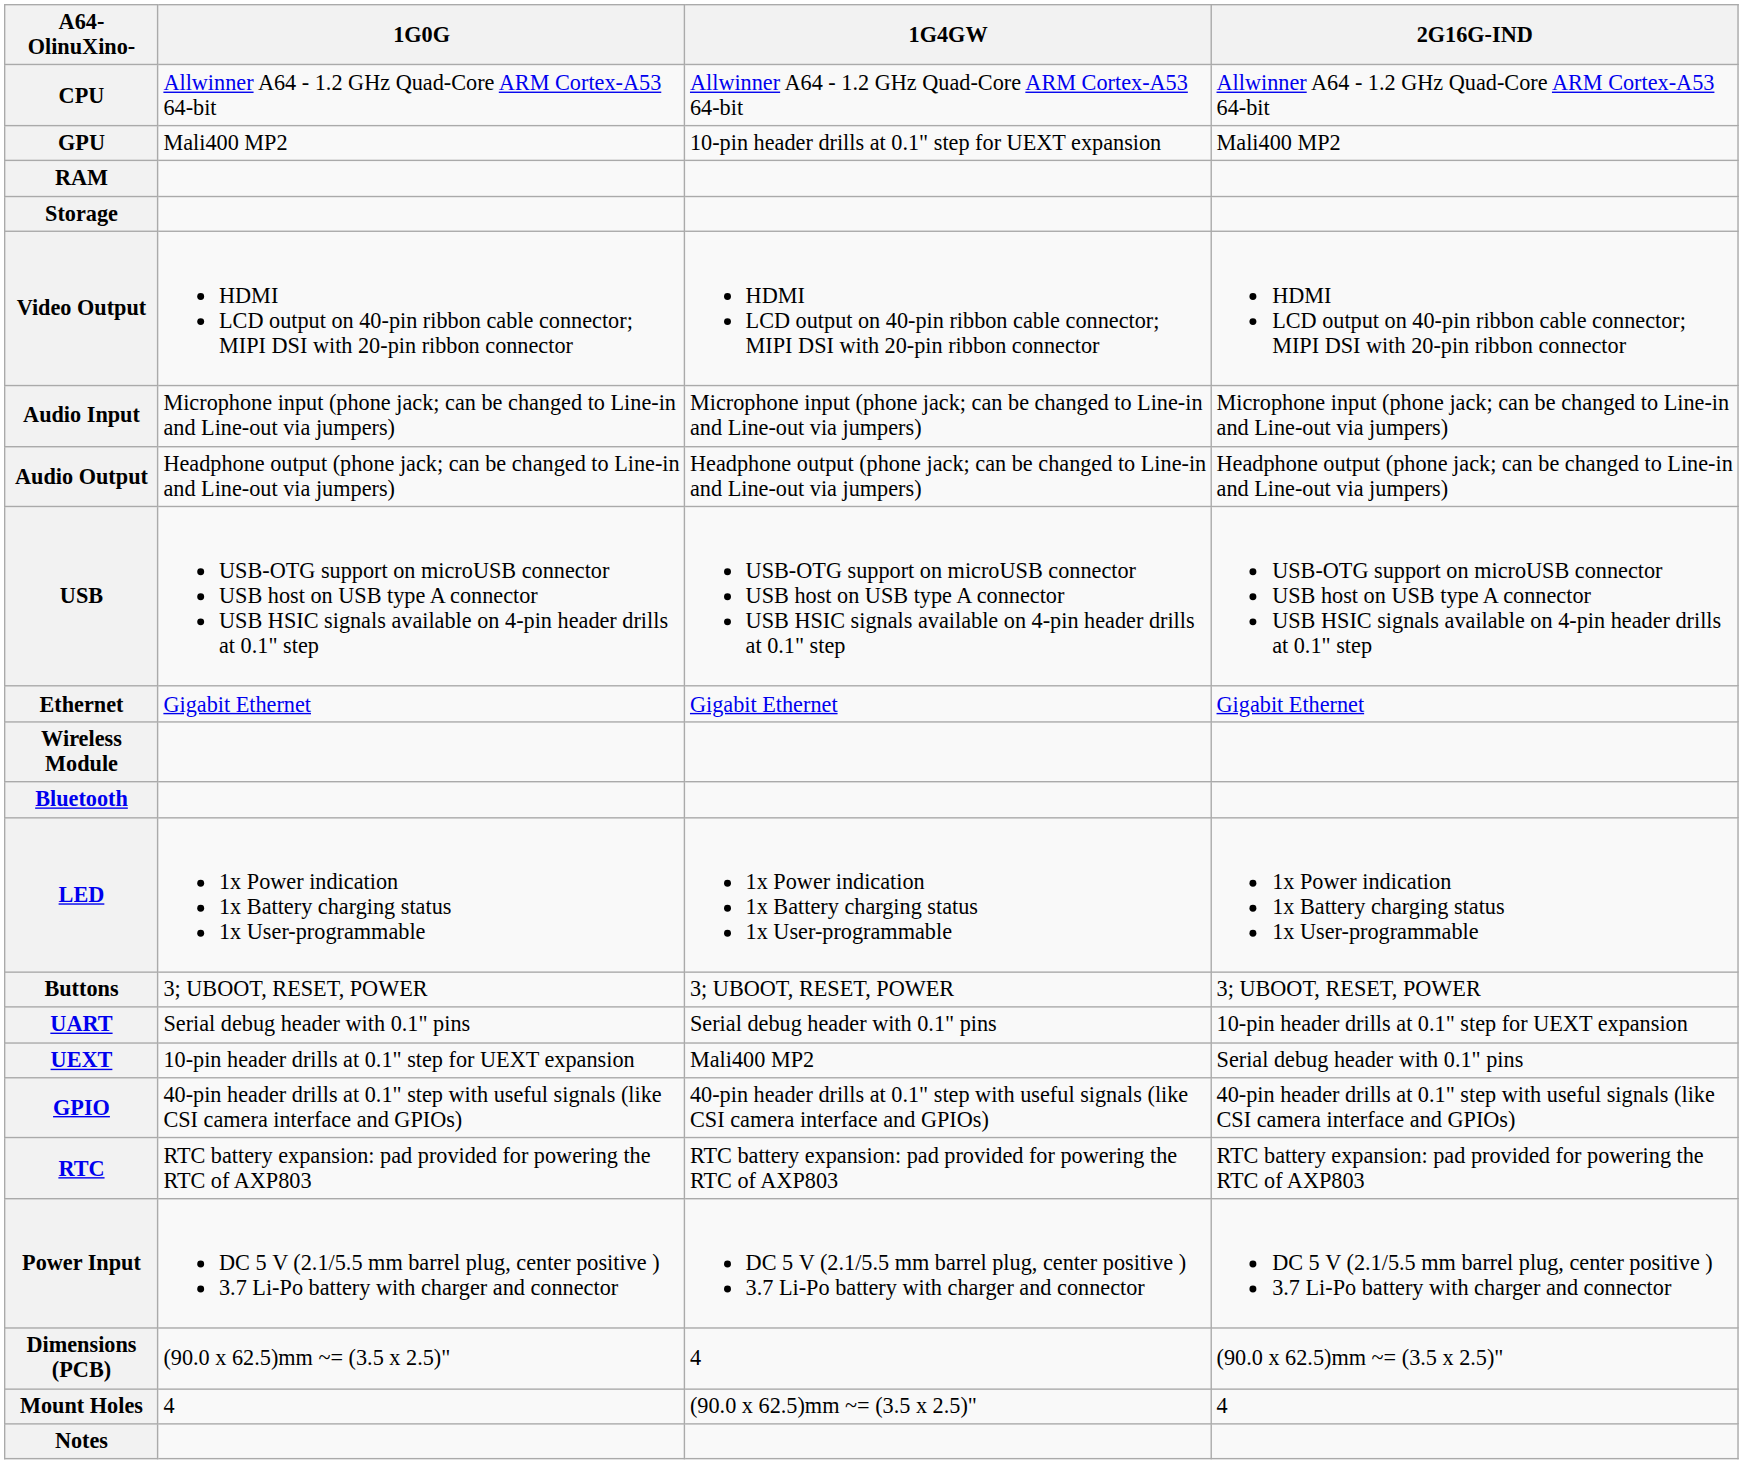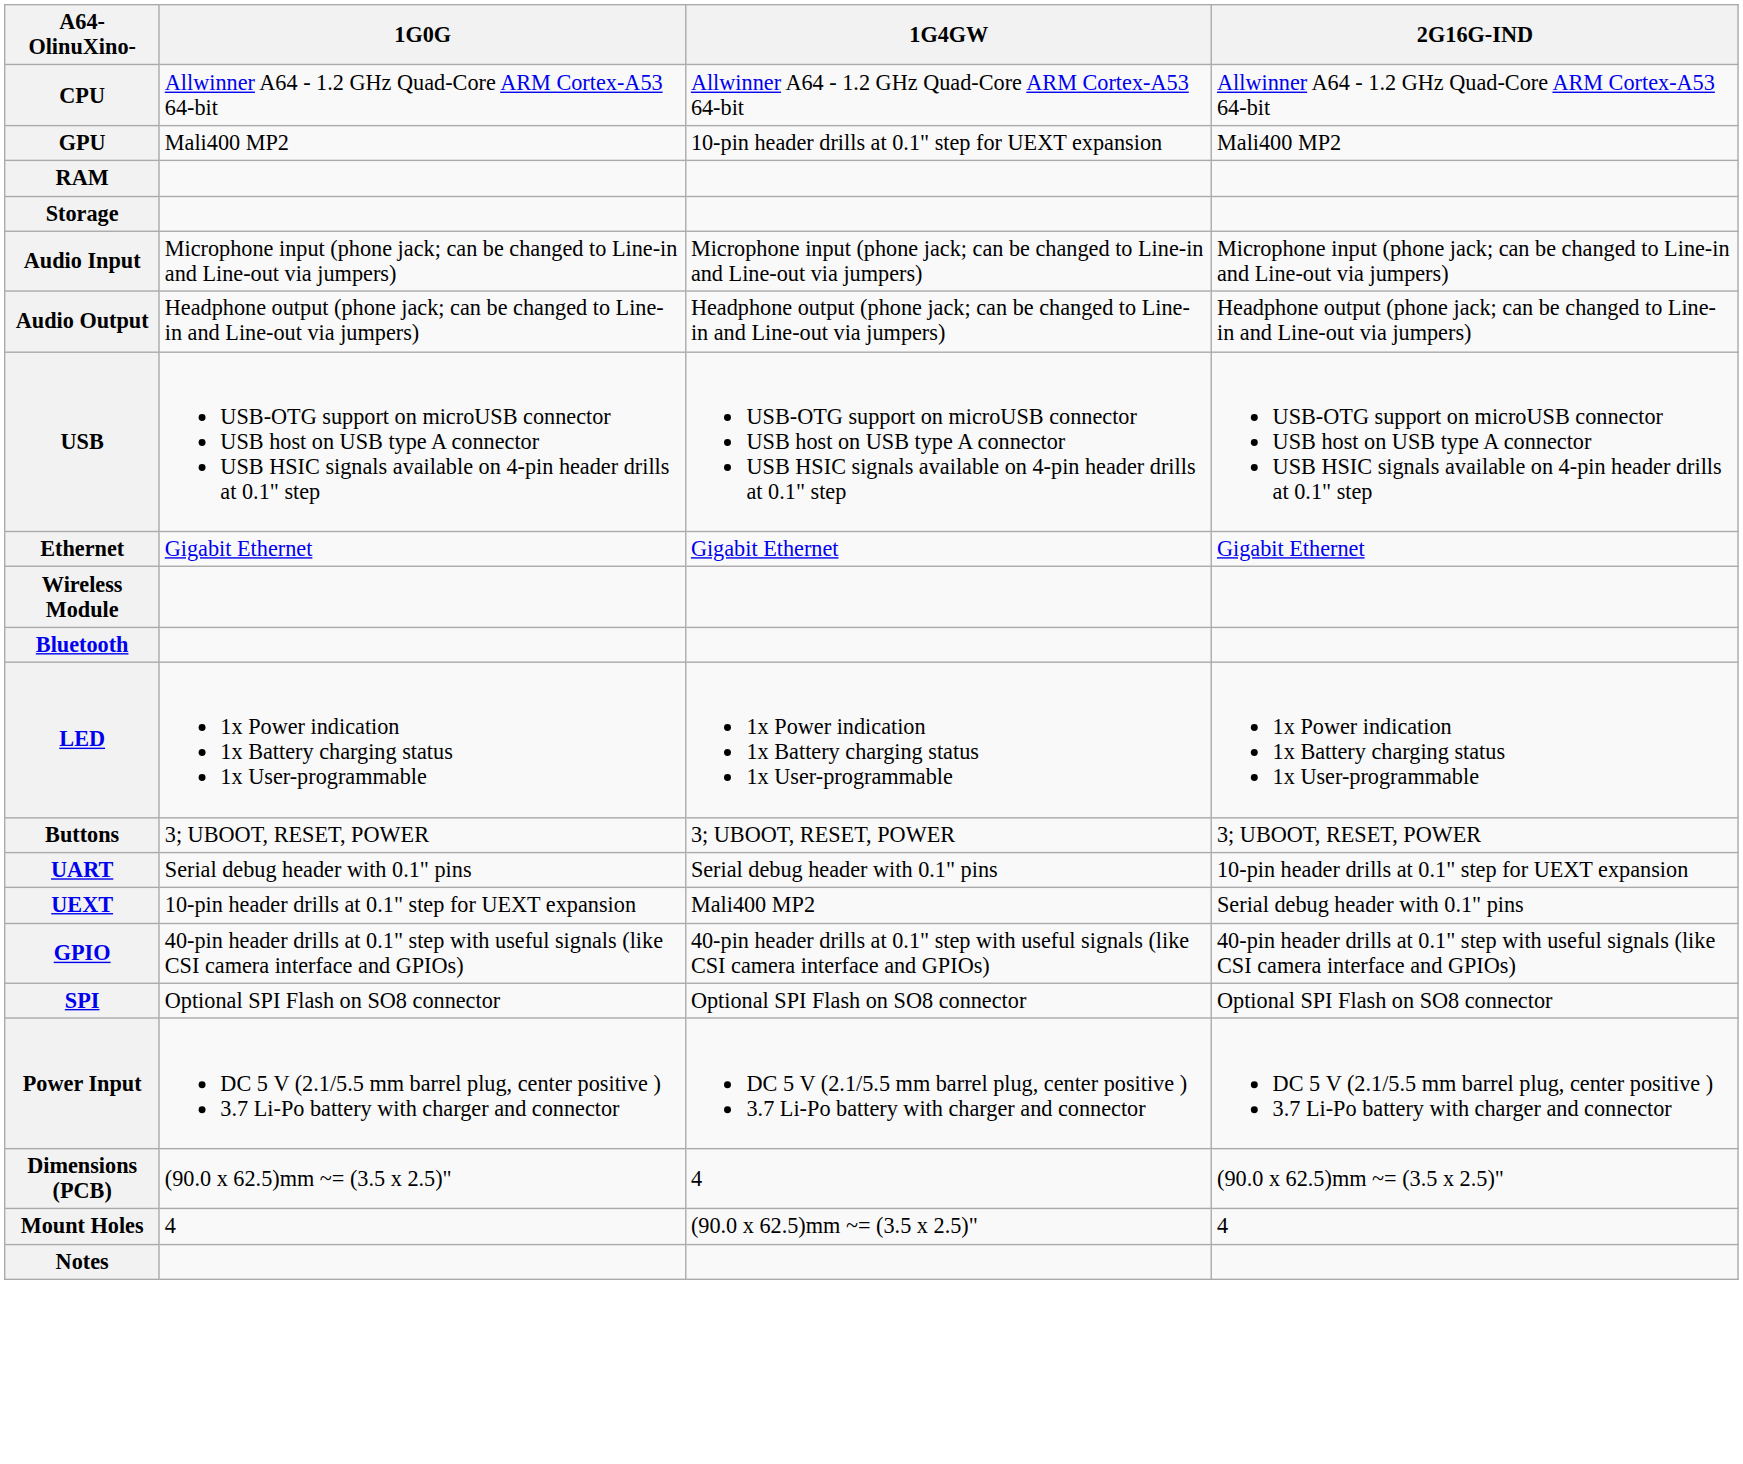- row: (81, 308)
+ row: (82, 1000)
- row: (81, 1168)
